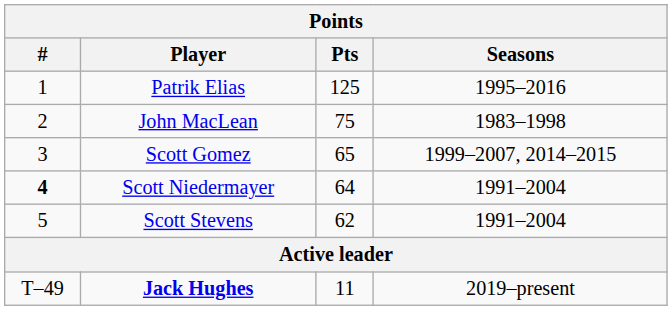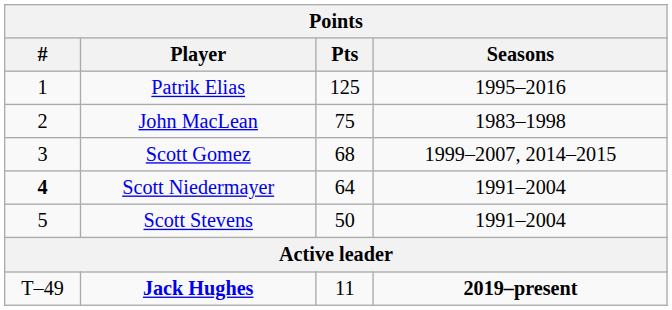(345, 154) 65 -> (345, 154) 68
(345, 221) 62 -> (345, 221) 50
(520, 288) normal -> (520, 288) bold
